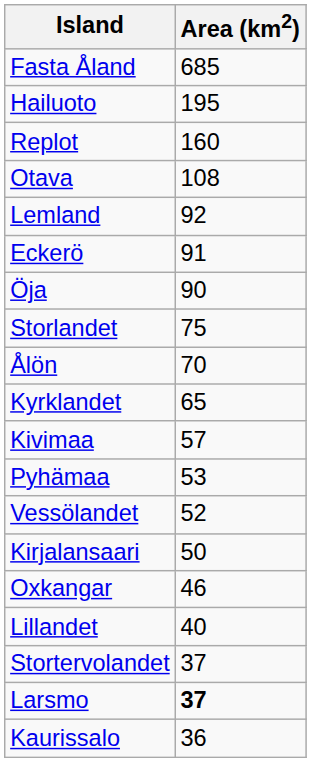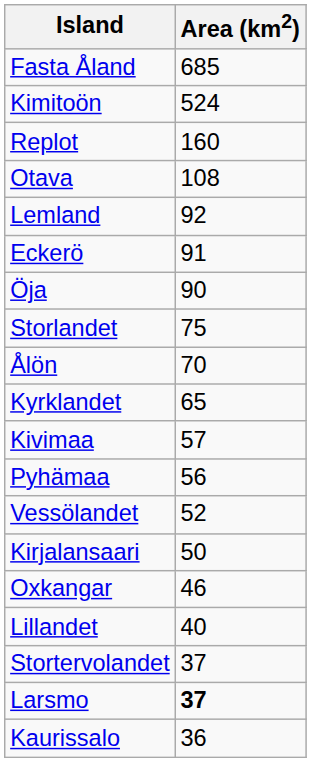+ row: (56, 104)
- row: (53, 104)
(194, 477) 53 -> (194, 477) 56
